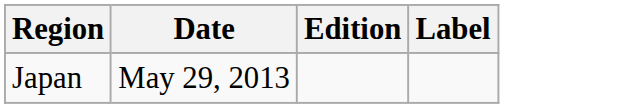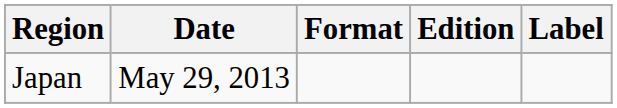+ column: (354, 28)
